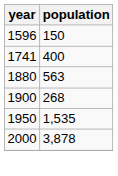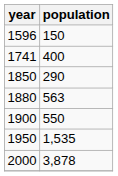+ row: (22, 77)
(54, 98) 268 -> (54, 118) 550
